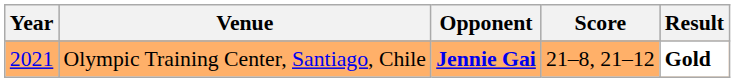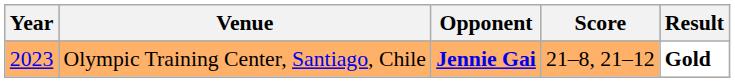(32, 58) 2021 -> (32, 58) 2023
